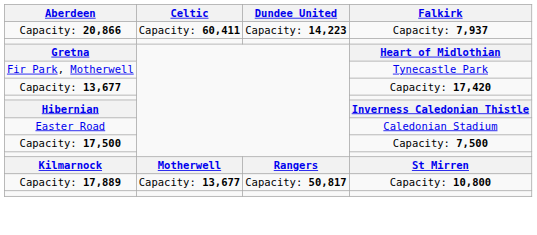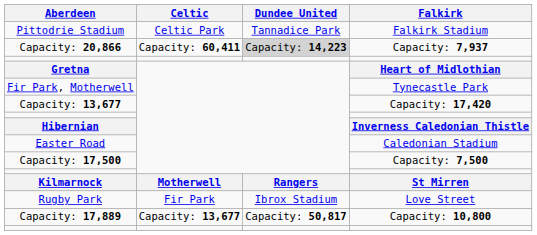+ row: (70, 30)
(296, 30) no background -> (296, 47) lightgrey background
+ row: (70, 200)
